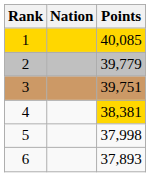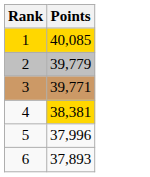- column: (72, 16)
(121, 87) 39,751 -> (71, 87) 39,771
(121, 135) 37,998 -> (71, 135) 37,996
